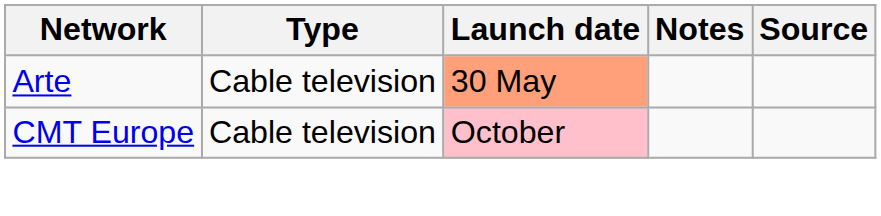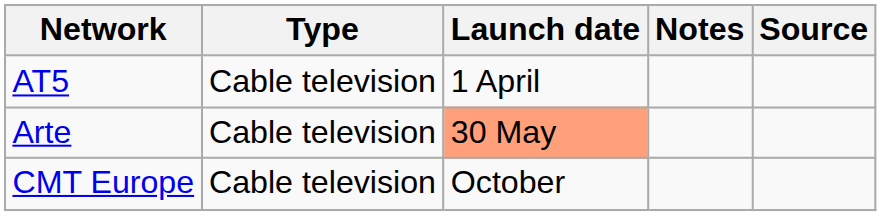+ row: (41, 81)
(508, 132) pink background -> (508, 183) no background
